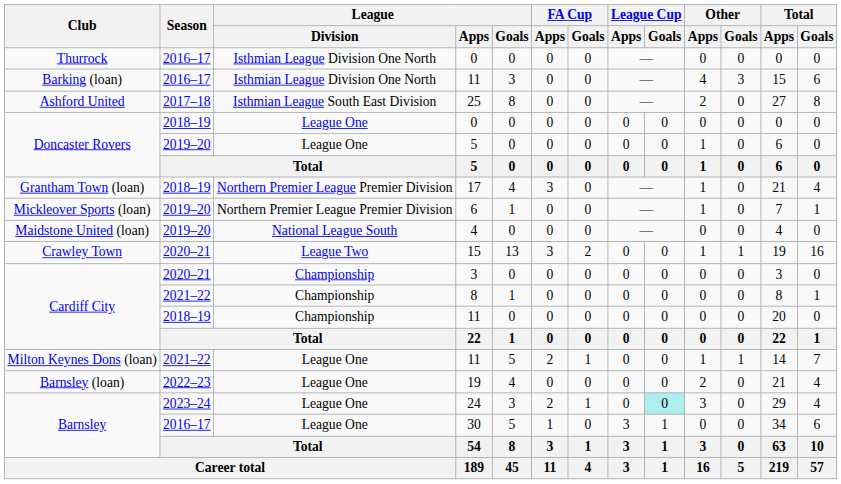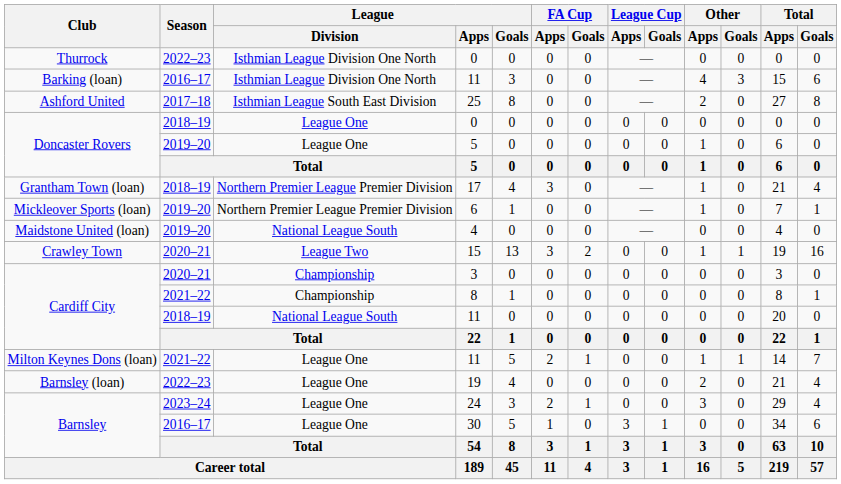(187, 58) 2016–17 -> (187, 58) 2022–23
(335, 317) Championship -> (335, 317) National League South
(665, 403) paleturquoise background -> (665, 403) no background
